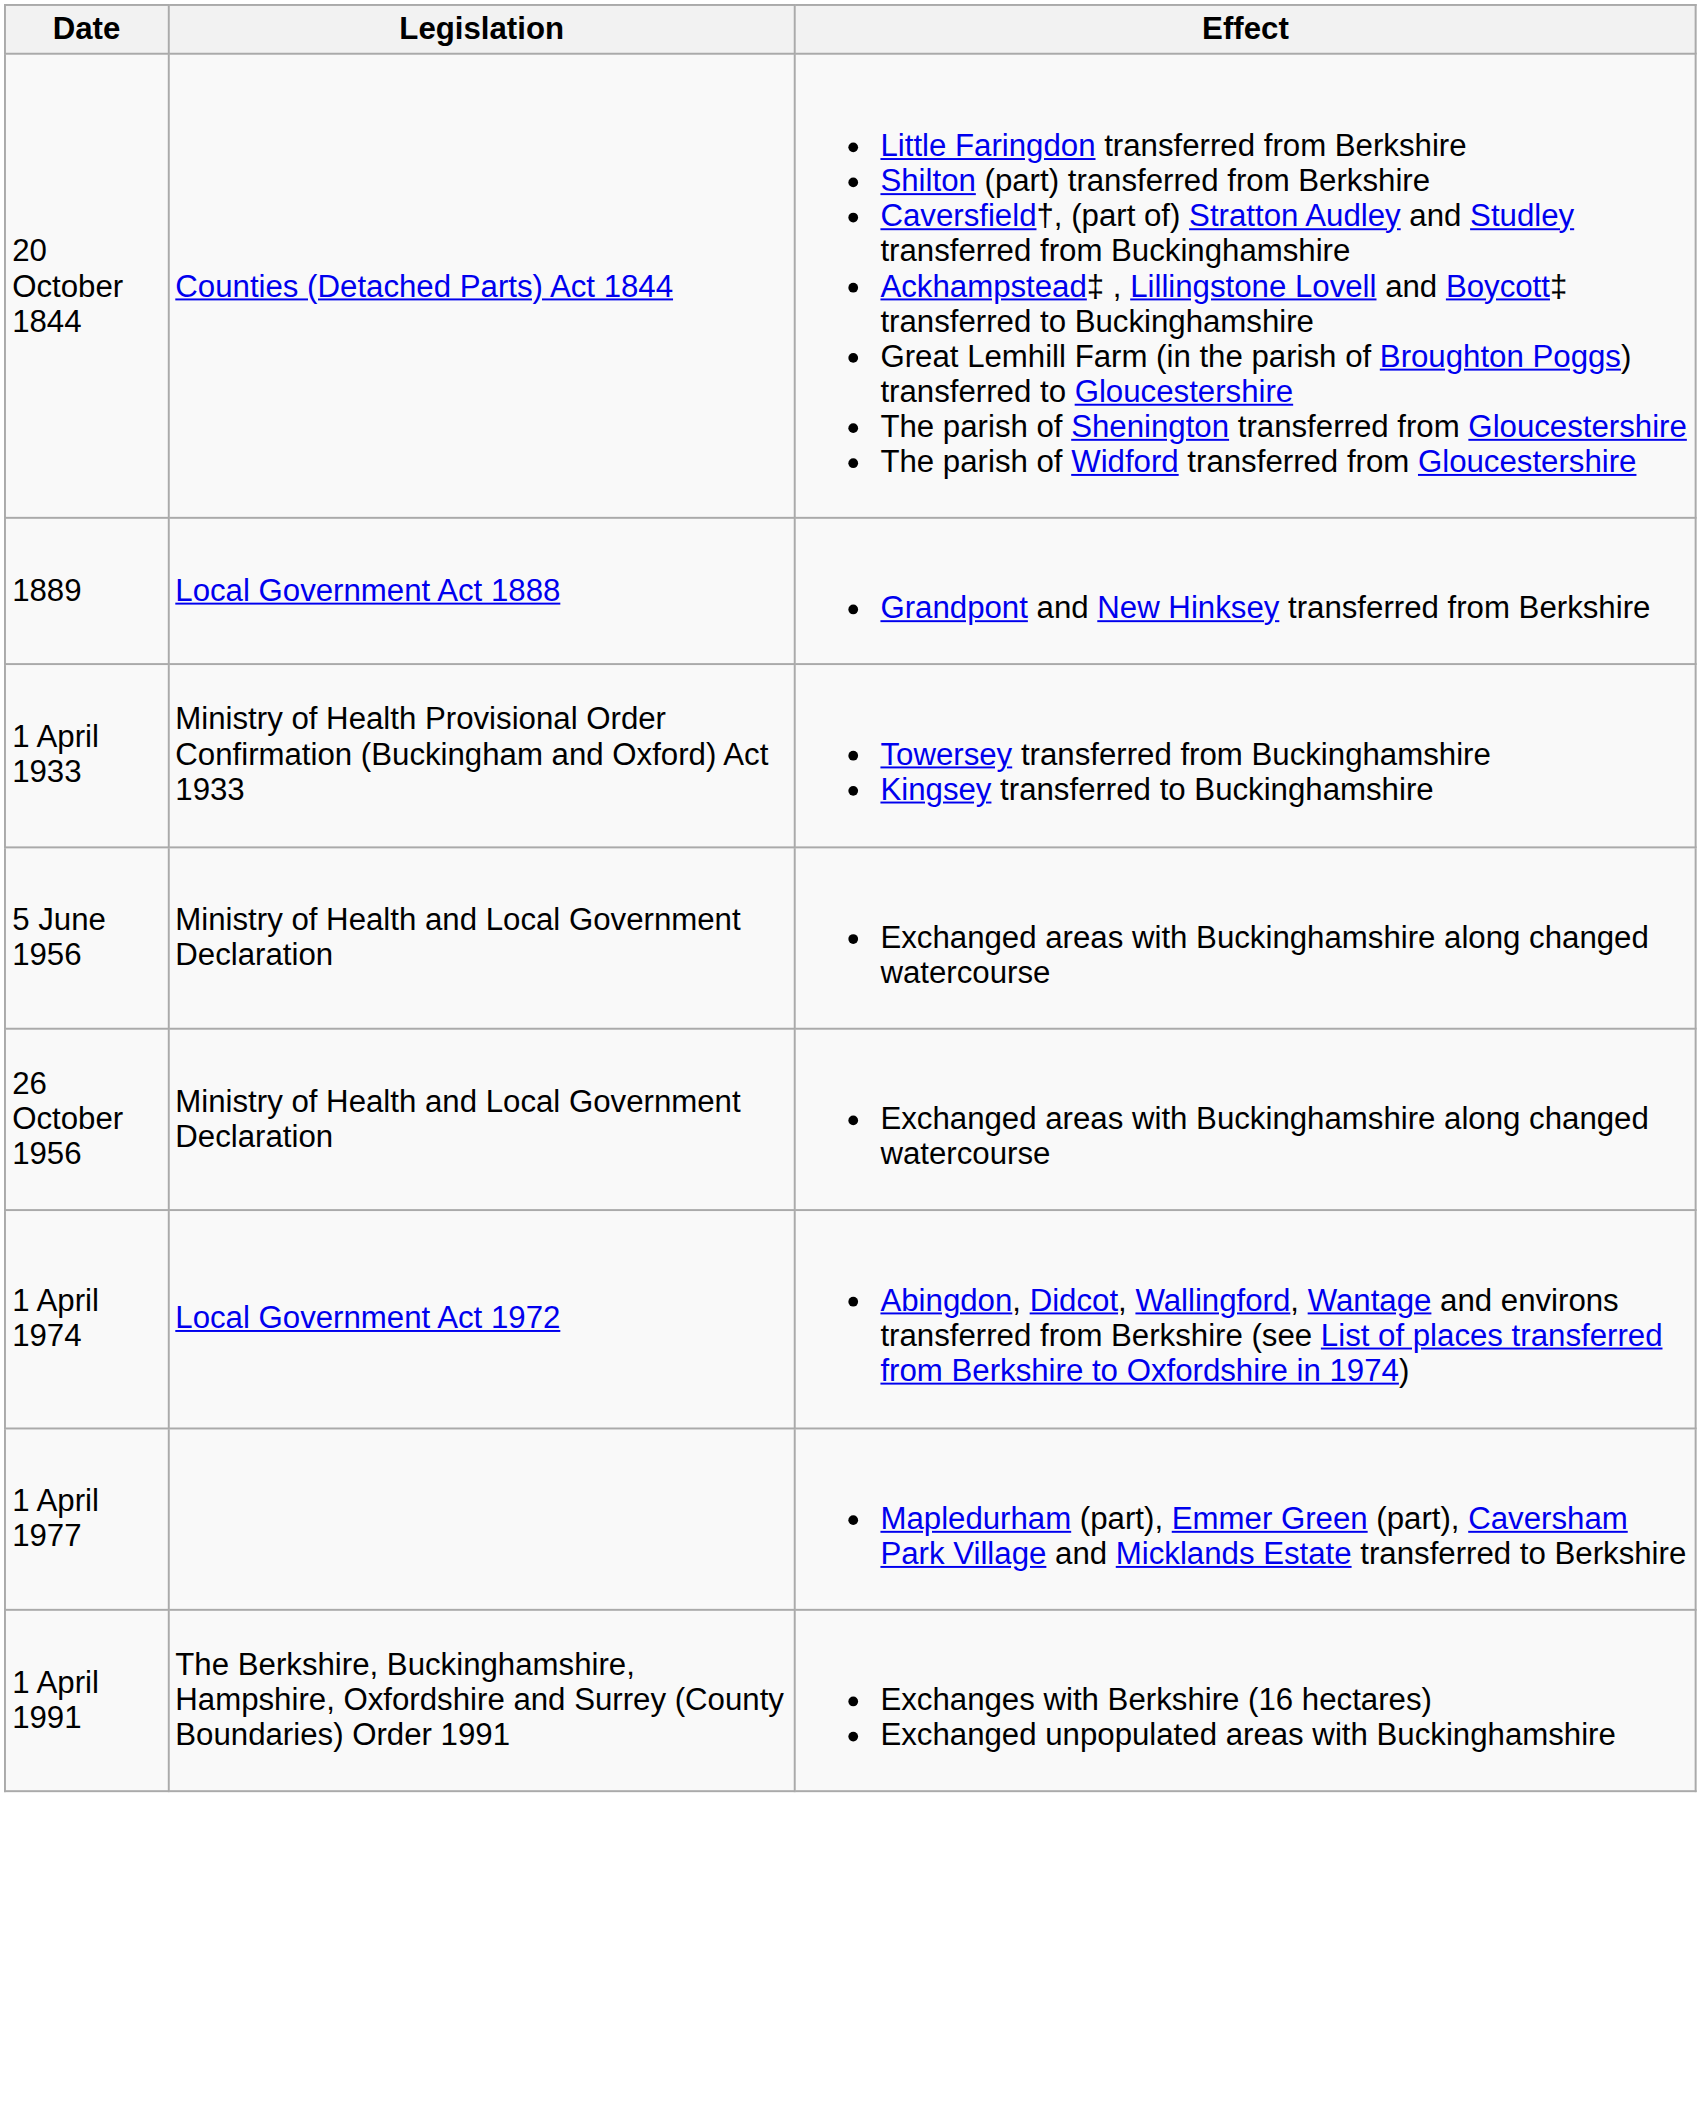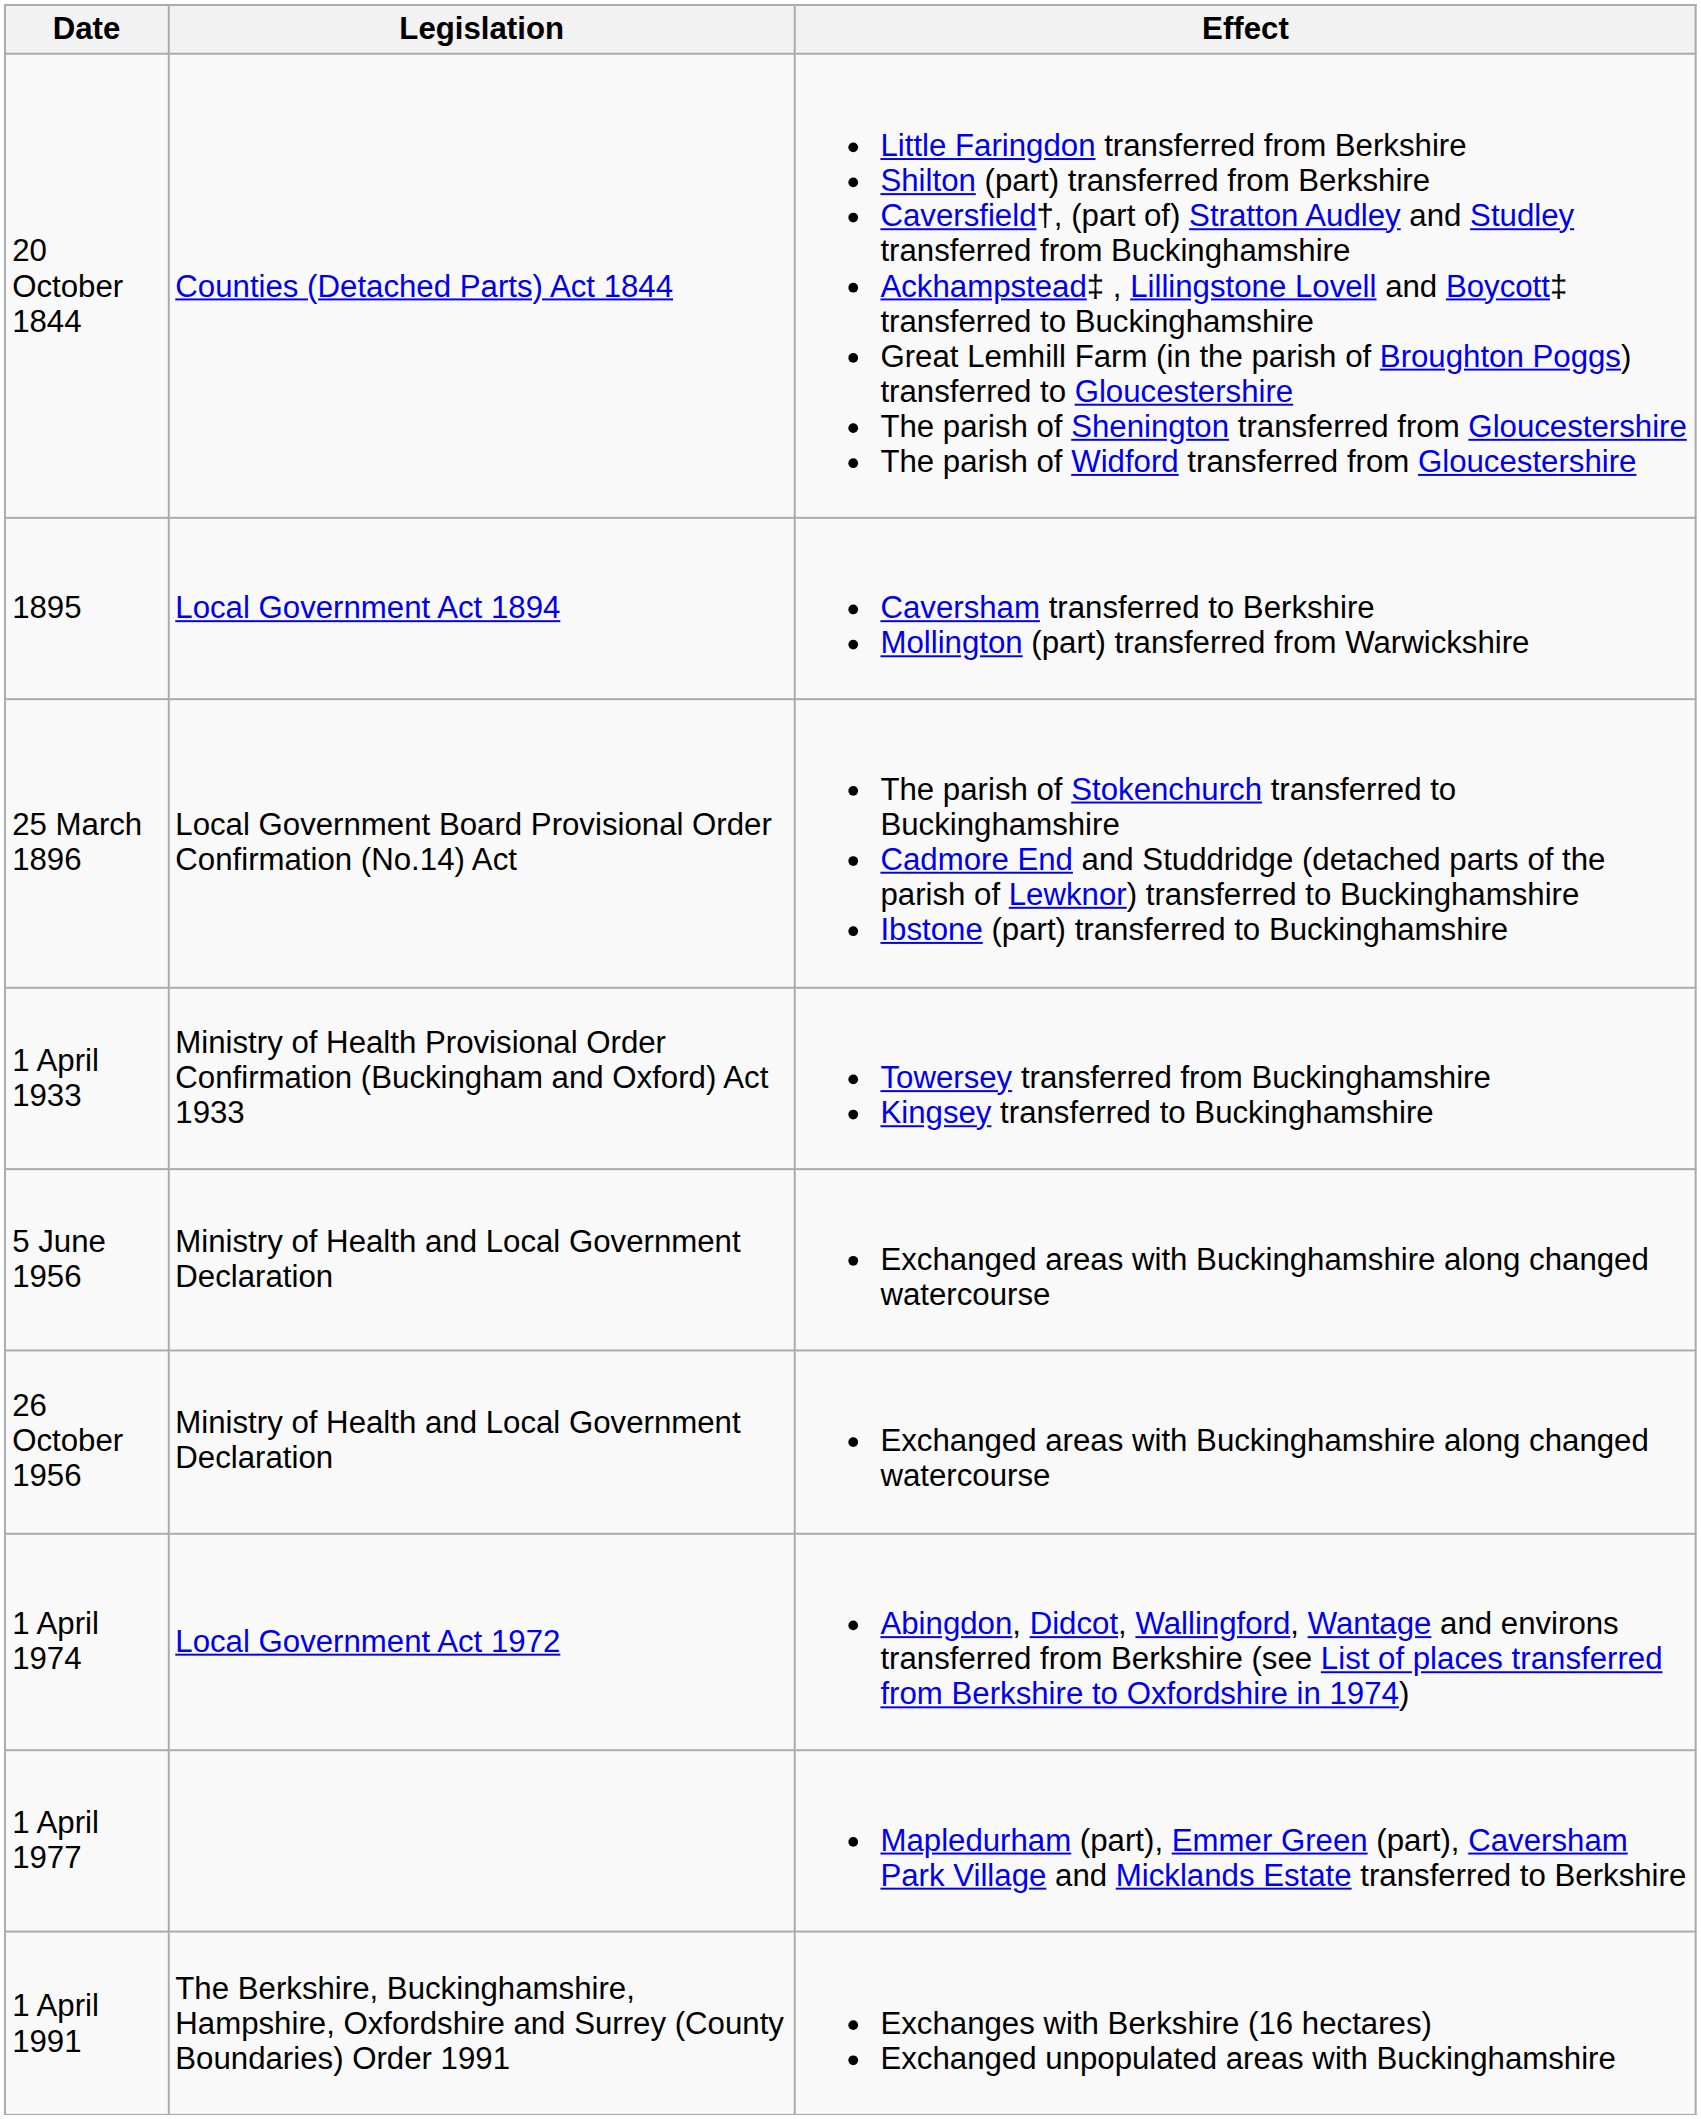- row: (47, 590)
+ row: (47, 607)
+ row: (77, 842)
